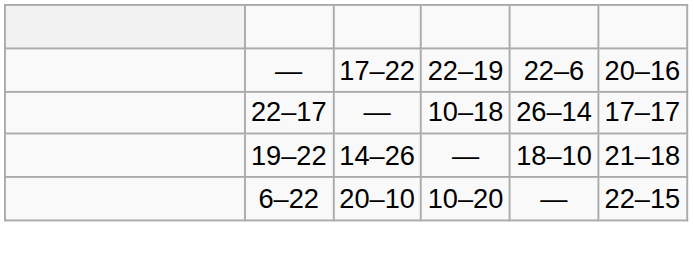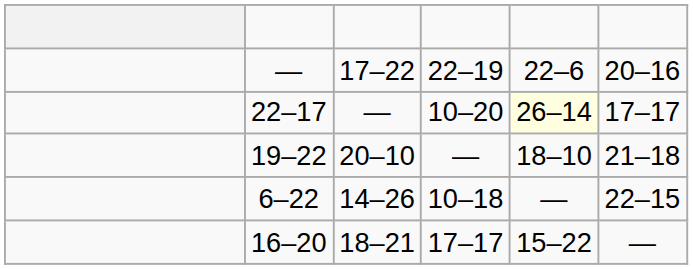(466, 113) 10–18 -> (466, 113) 10–20
(554, 113) no background -> (554, 113) lightyellow background
(377, 156) 14–26 -> (377, 156) 20–10
(377, 199) 20–10 -> (377, 199) 14–26
(466, 199) 10–20 -> (466, 199) 10–18
+ row: (289, 242)
